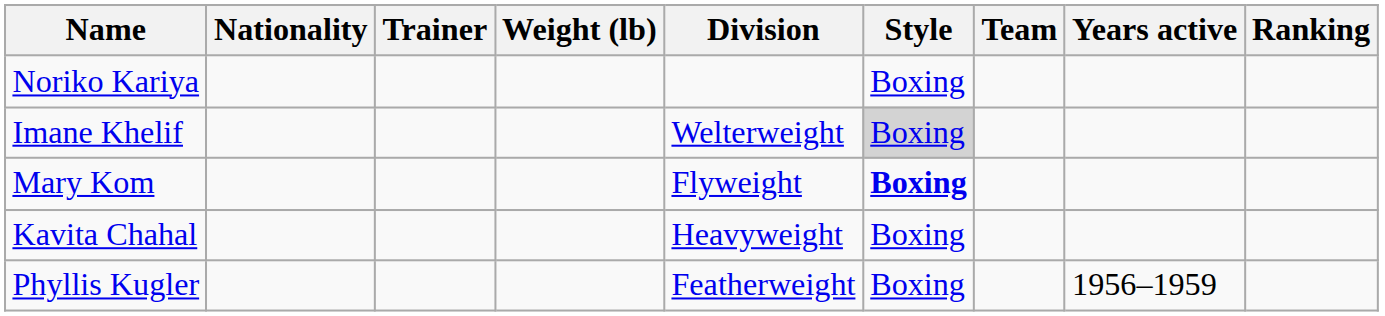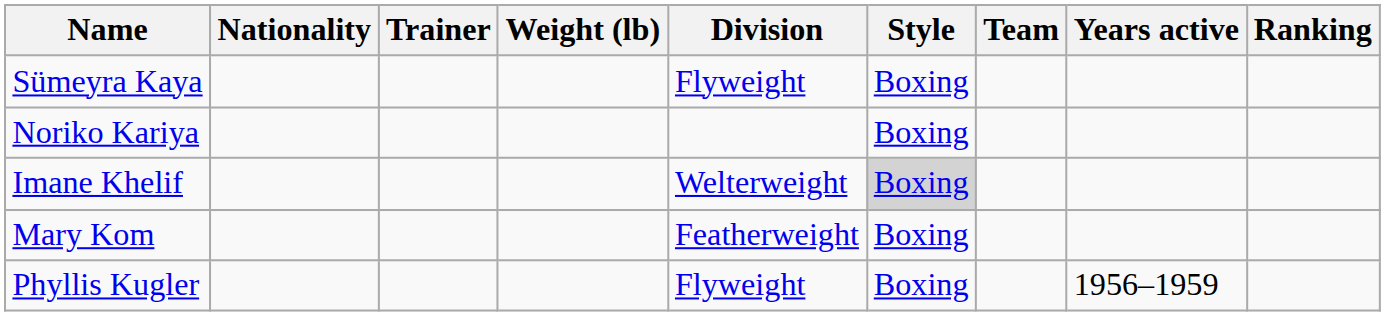+ row: (108, 81)
(737, 183) Flyweight -> (767, 234) Featherweight
(919, 183) bold -> (921, 234) normal
- row: (105, 234)
(763, 285) Featherweight -> (740, 285) Flyweight
